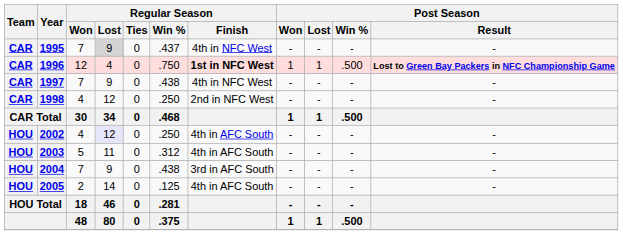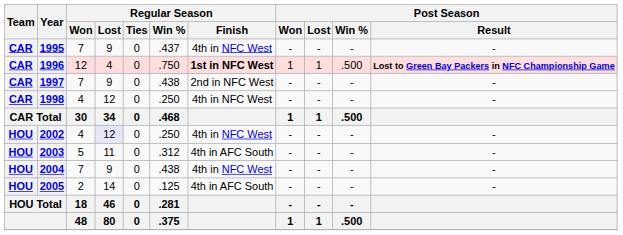(109, 48) lightgrey background -> (109, 48) no background
(232, 83) 4th in NFC West -> (232, 83) 2nd in NFC West
(232, 100) 2nd in NFC West -> (232, 100) 4th in NFC West
(232, 134) 4th in AFC South -> (232, 134) 4th in NFC West
(232, 169) 3rd in AFC South -> (232, 169) 4th in NFC West
